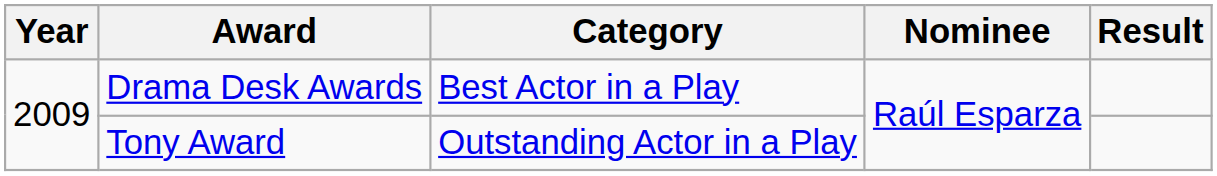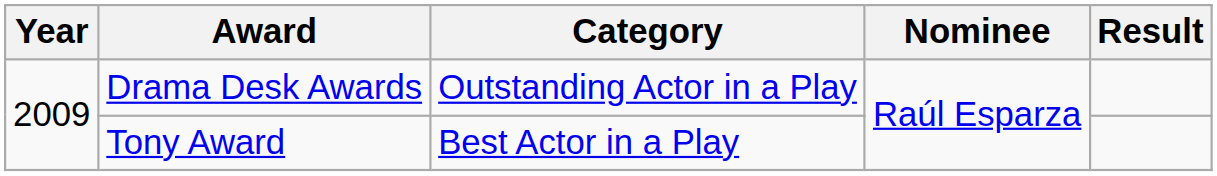(589, 87) Best Actor in a Play -> (648, 87) Outstanding Actor in a Play
(648, 142) Outstanding Actor in a Play -> (589, 142) Best Actor in a Play
